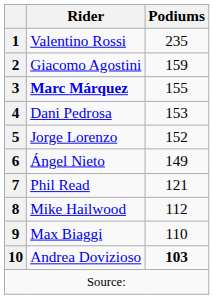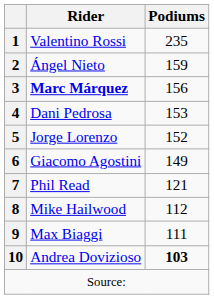(86, 64) Giacomo Agostini -> (68, 64) Ángel Nieto
(177, 88) 155 -> (177, 88) 156
(68, 161) Ángel Nieto -> (86, 161) Giacomo Agostini
(177, 233) 110 -> (177, 233) 111
